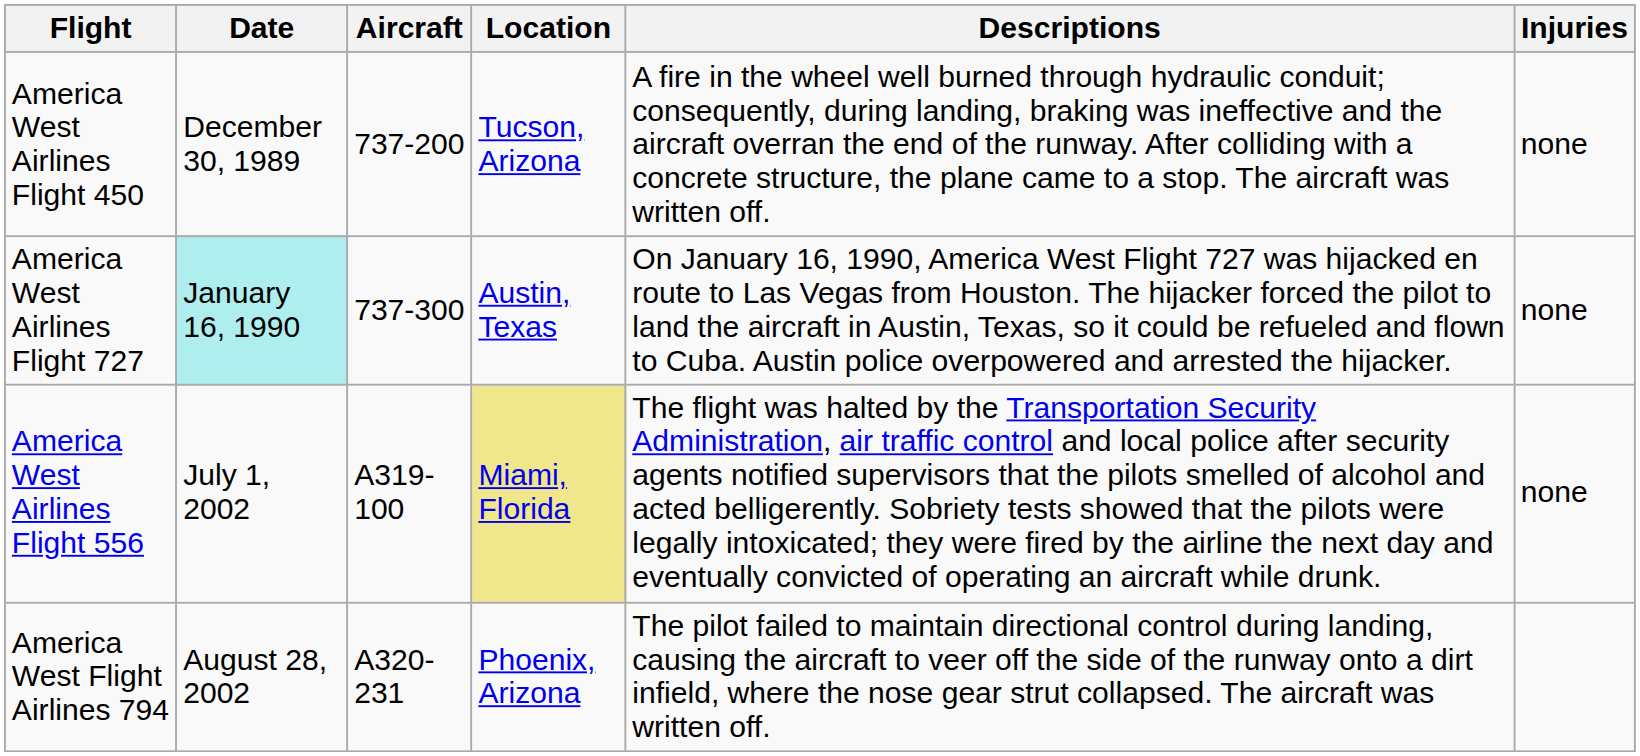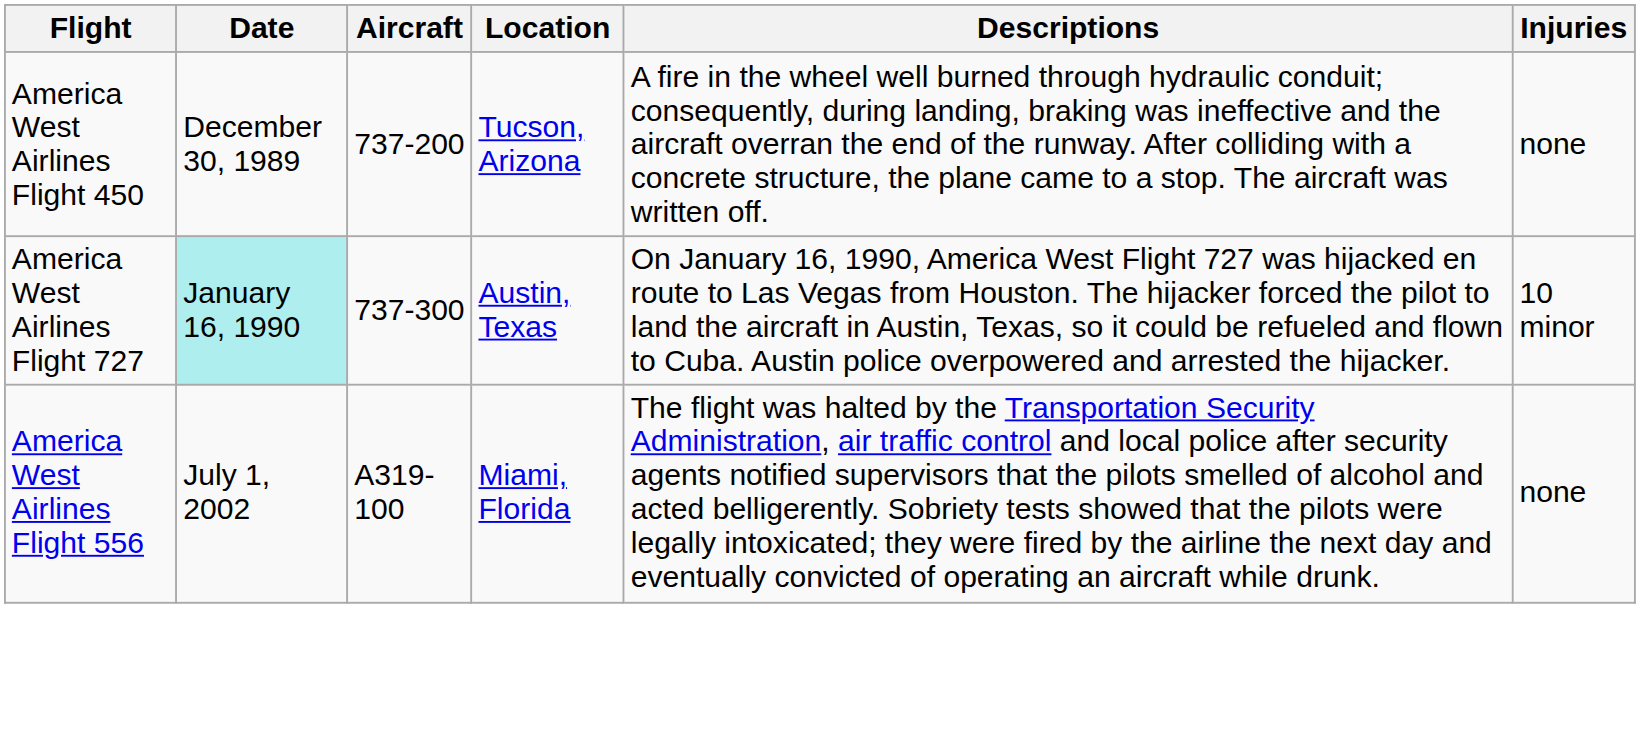(1554, 309) none -> (1557, 309) 10 minor
(524, 492) khaki background -> (524, 492) no background
- row: (90, 676)
